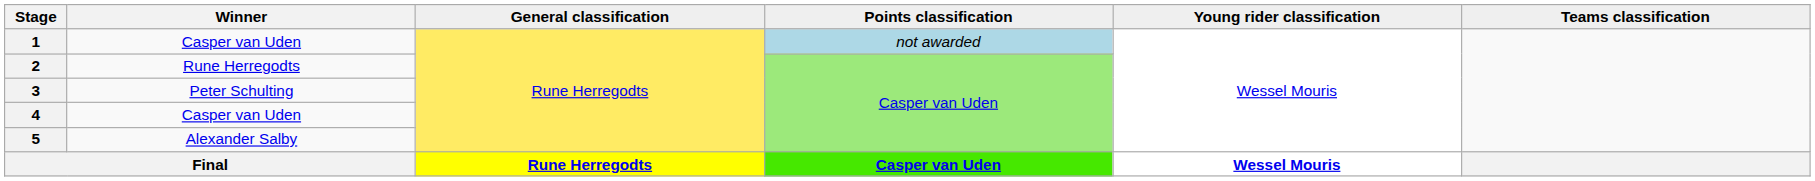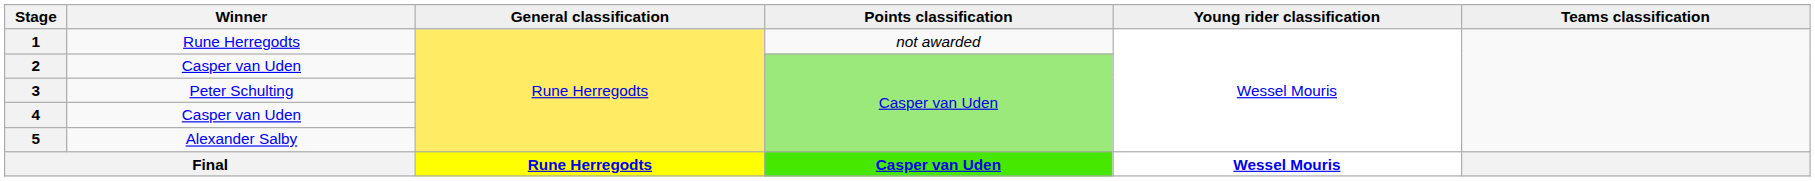(241, 42) Casper van Uden -> (241, 42) Rune Herregodts
(938, 42) lightblue background -> (938, 42) no background
(241, 66) Rune Herregodts -> (241, 66) Casper van Uden
